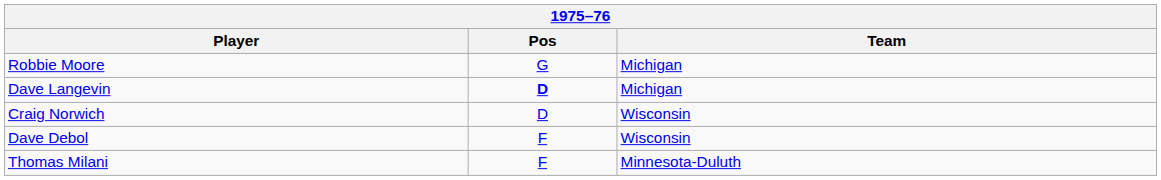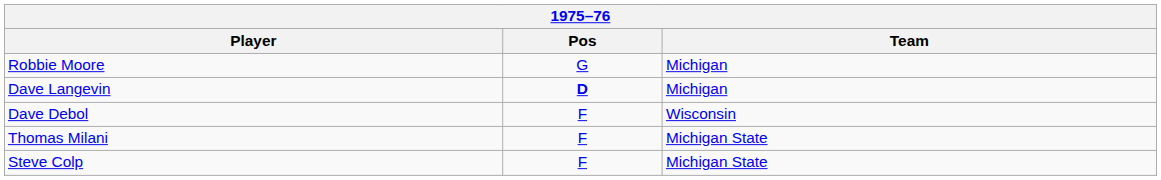- row: (56, 114)
(681, 162) Minnesota-Duluth -> (717, 138) Michigan State
+ row: (46, 162)
